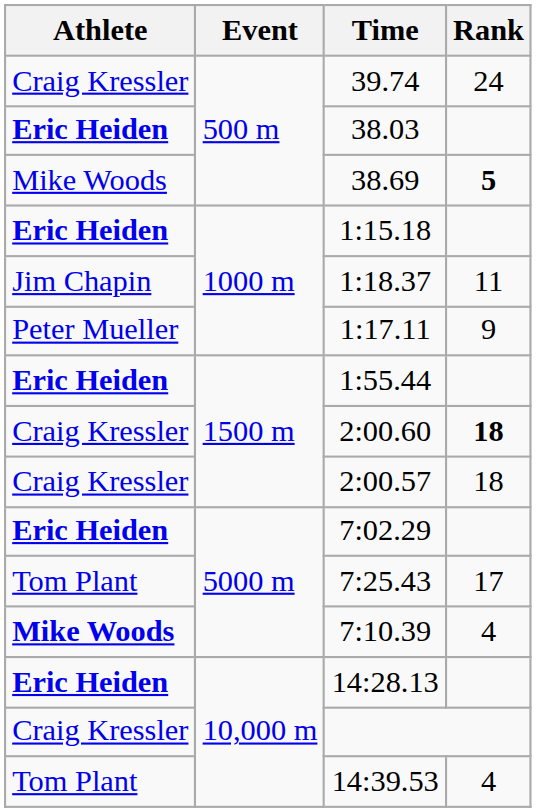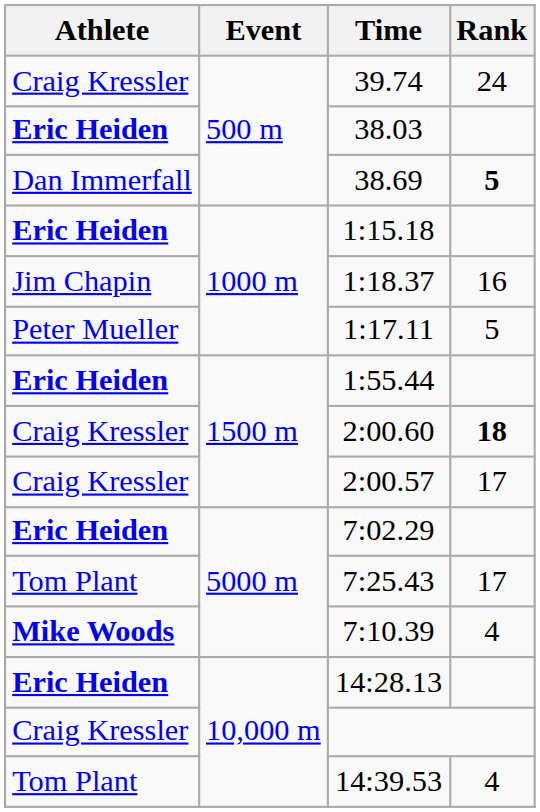(90, 180) Mike Woods -> (102, 180) Dan Immerfall
(488, 280) 11 -> (492, 280) 16
(488, 330) 9 -> (492, 330) 5
(488, 480) 18 -> (492, 480) 17
